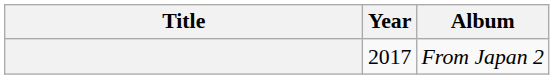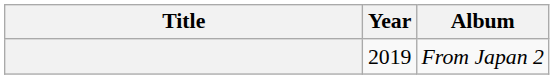(390, 56) 2017 -> (390, 56) 2019
